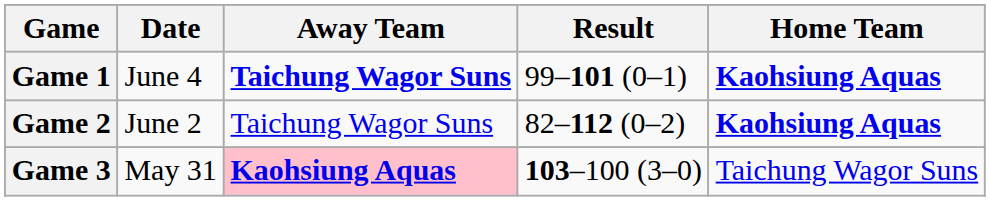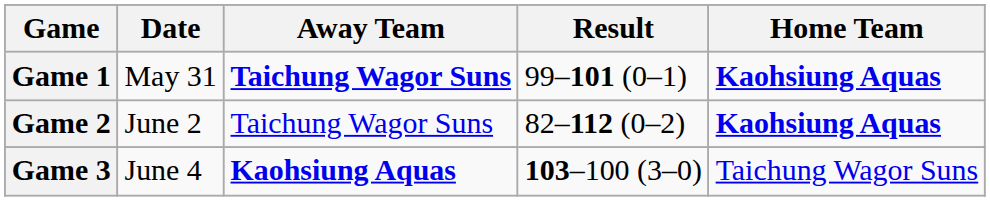(163, 75) June 4 -> (171, 75) May 31
(171, 170) May 31 -> (163, 170) June 4
(343, 170) pink background -> (343, 170) no background
